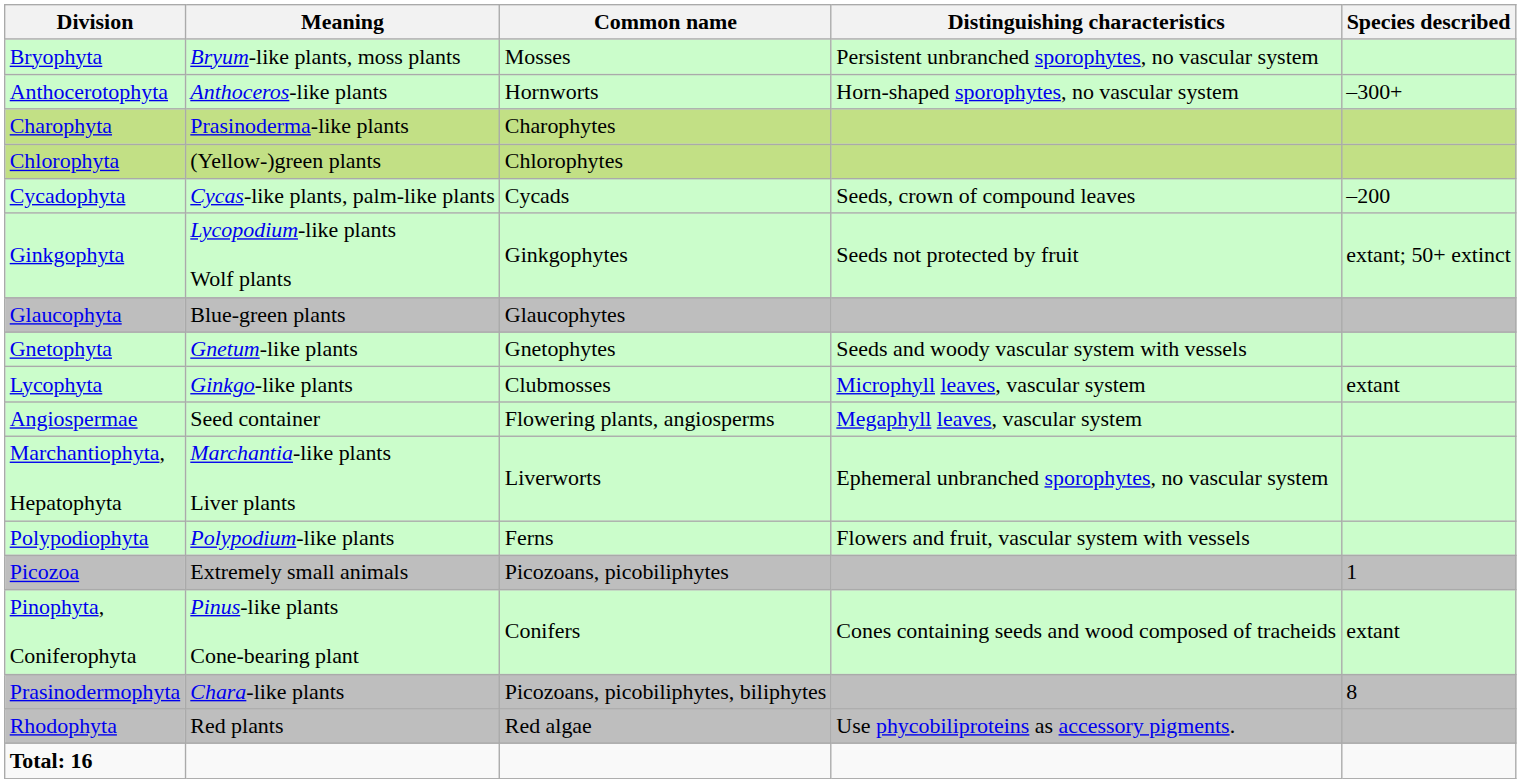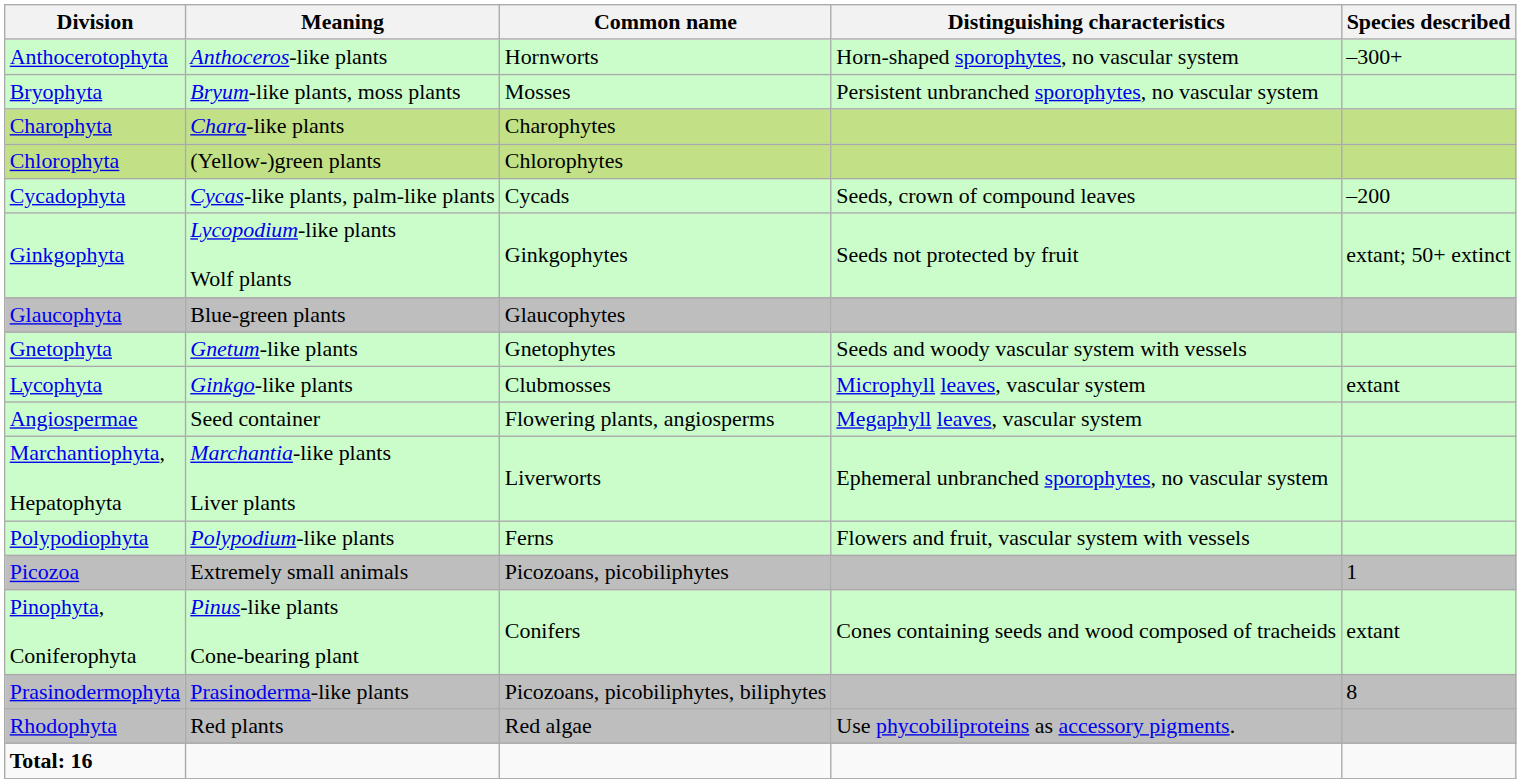rows swapped: (89, 91) <-> (56, 56)
(300, 126) Prasinoderma-like plants -> (267, 126) Chara-like plants
(267, 691) Chara-like plants -> (300, 691) Prasinoderma-like plants
